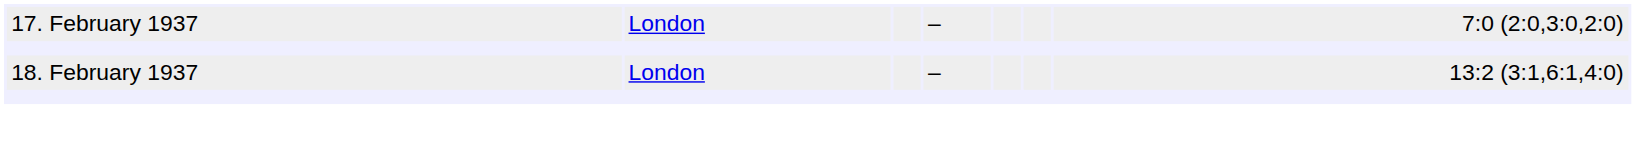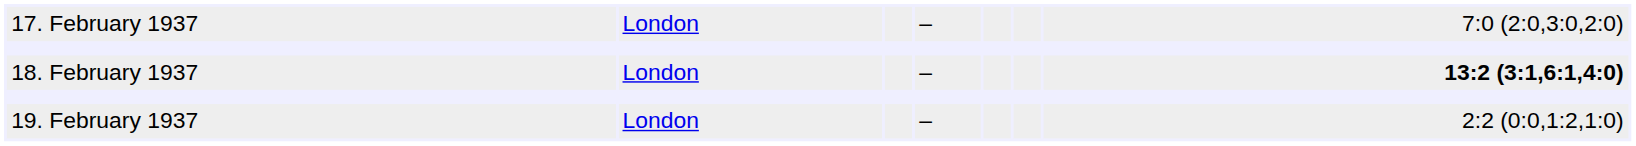(1536, 72) normal -> (1534, 72) bold
+ row: (105, 121)
